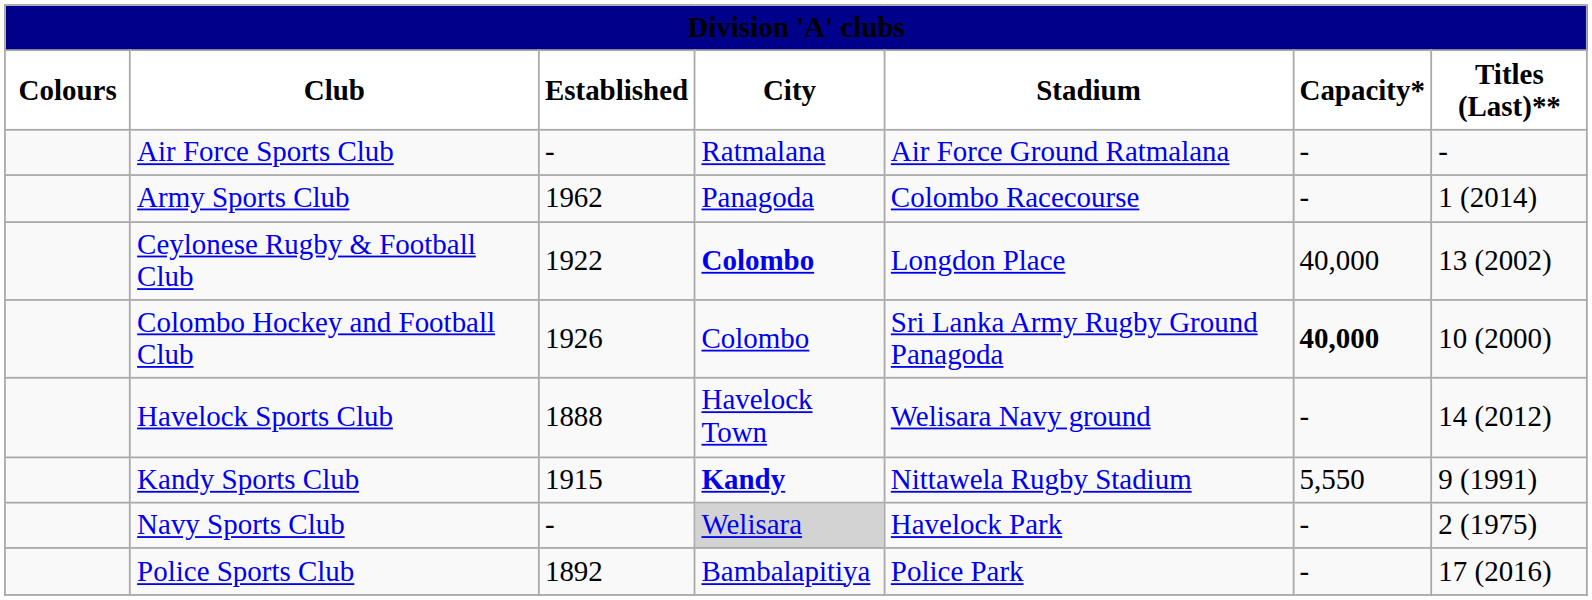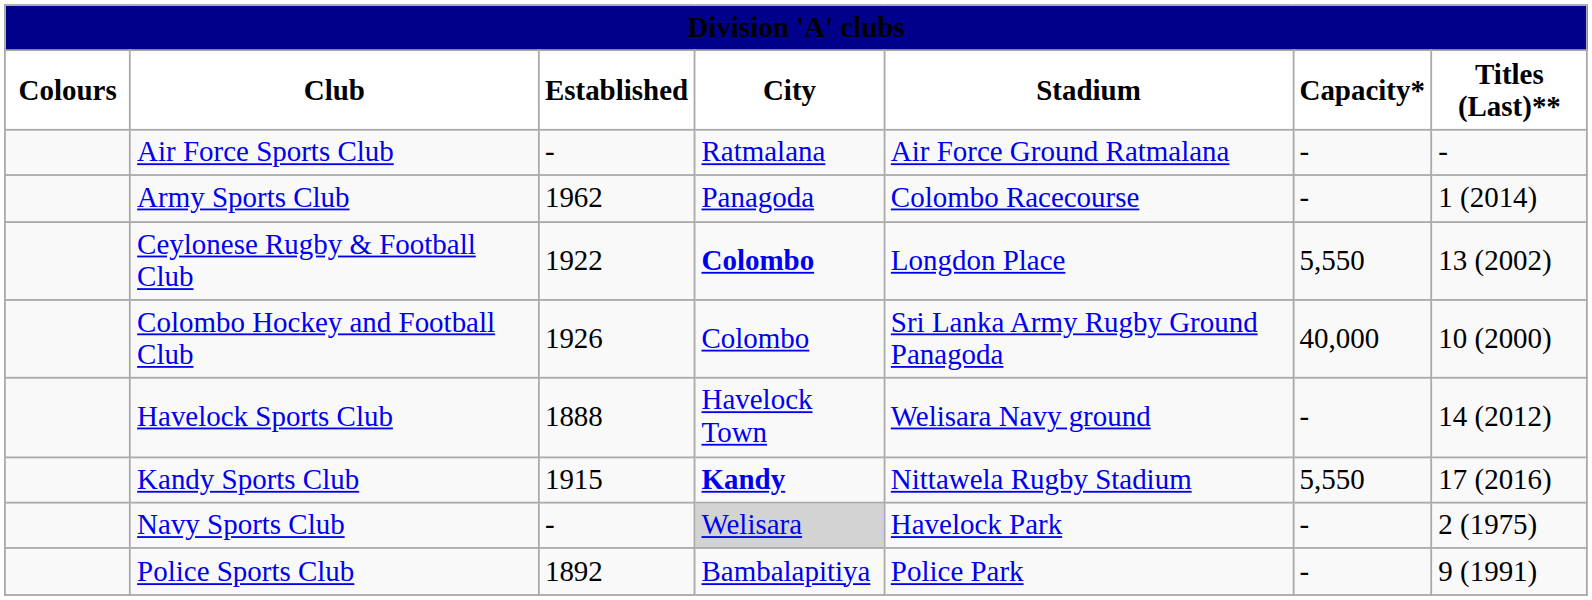(1339, 260) 40,000 -> (1332, 260) 5,550
(1339, 338) bold -> (1339, 338) normal
(1488, 479) 9 (1991) -> (1495, 479) 17 (2016)
(1495, 571) 17 (2016) -> (1488, 571) 9 (1991)
